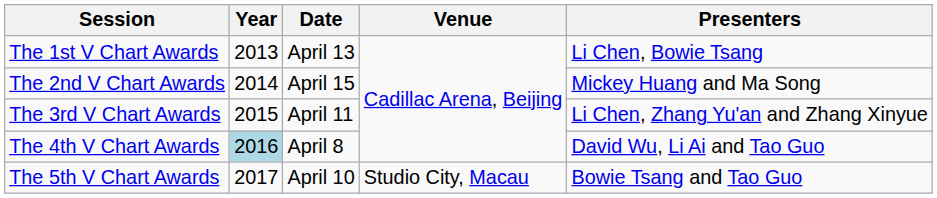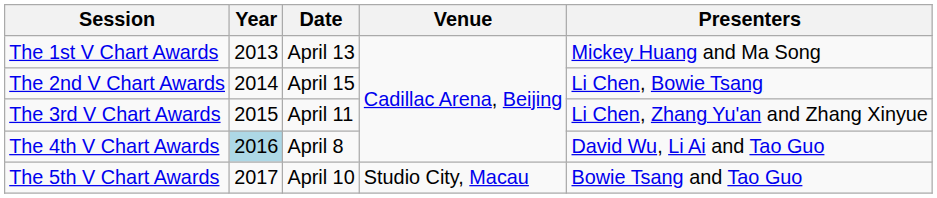(667, 51) Li Chen, Bowie Tsang -> (696, 51) Mickey Huang and Ma Song
(696, 83) Mickey Huang and Ma Song -> (667, 83) Li Chen, Bowie Tsang
